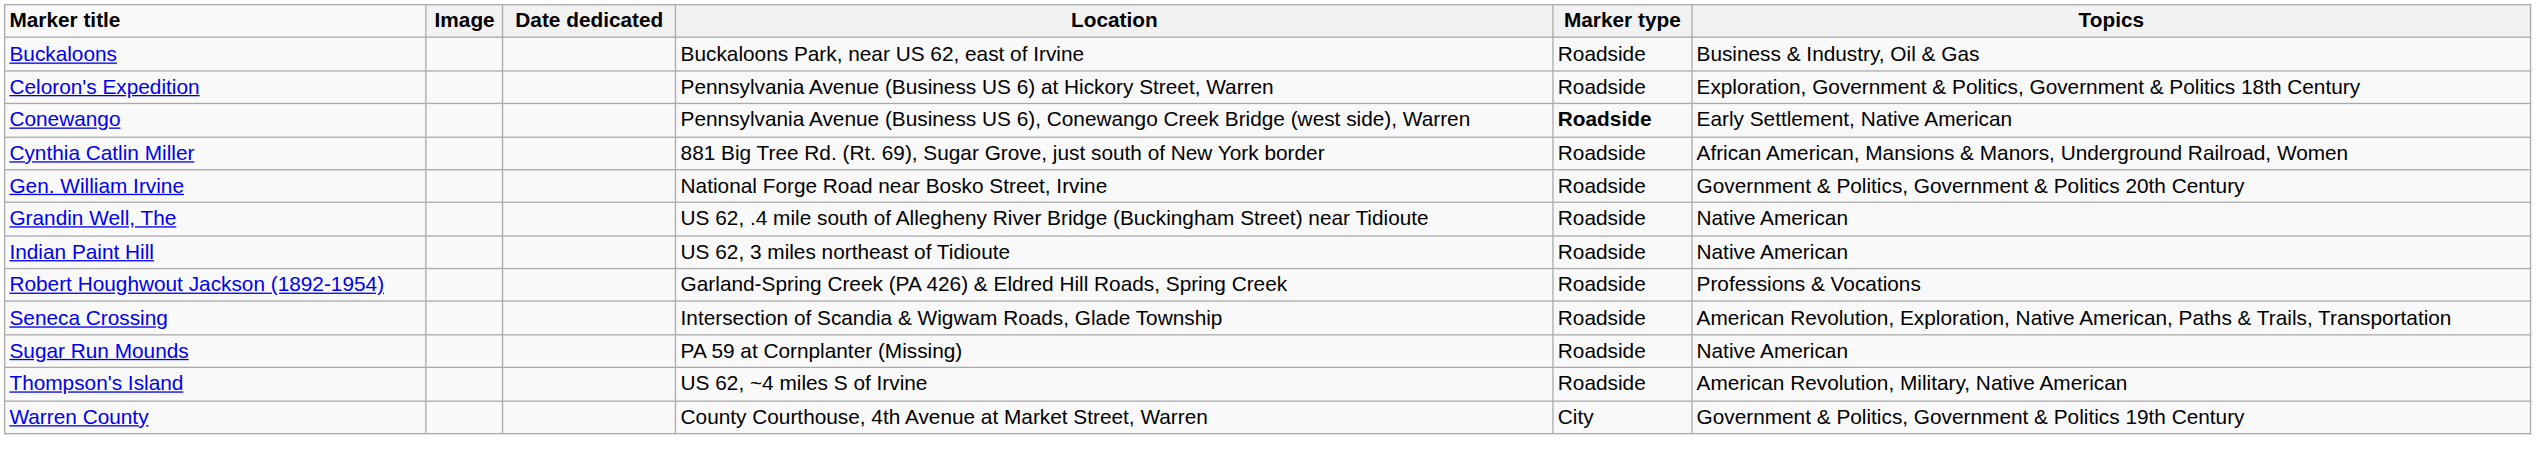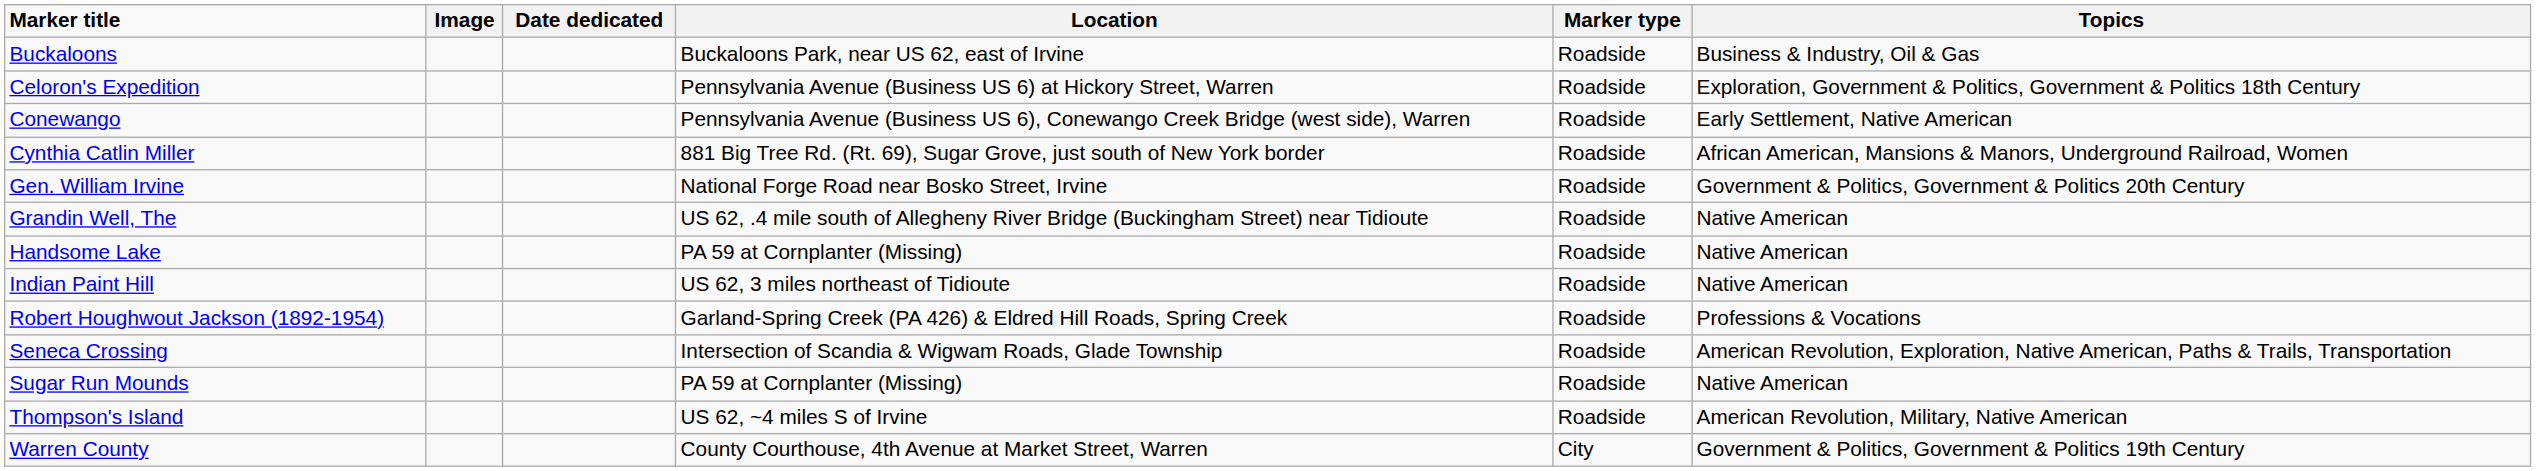(1605, 119) bold -> (1602, 119) normal
+ row: (85, 251)
